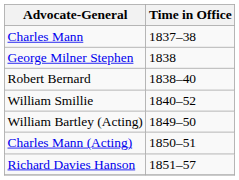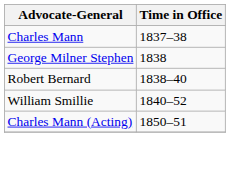- row: (75, 121)
- row: (71, 164)
